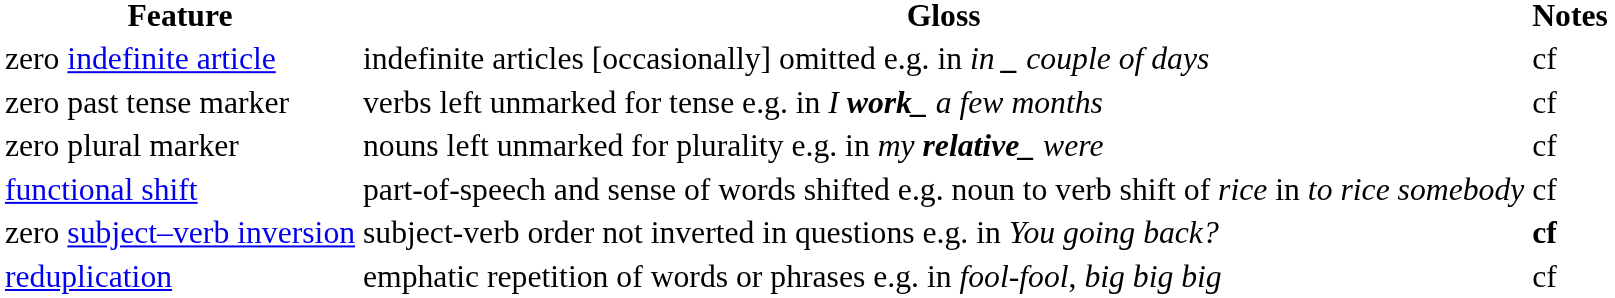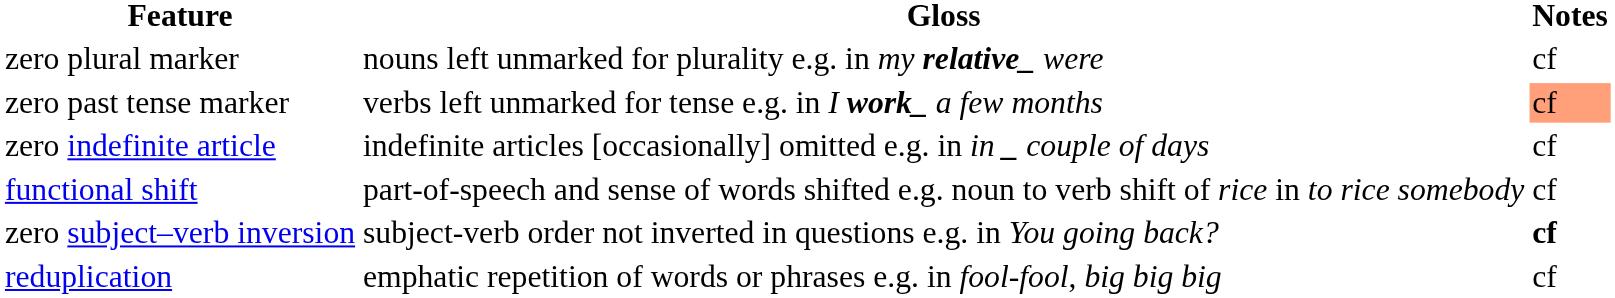rows swapped: (140, 58) <-> (122, 145)
(1545, 102) no background -> (1545, 102) lightsalmon background
